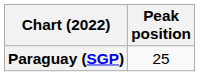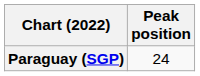(161, 58) 25 -> (161, 58) 24
